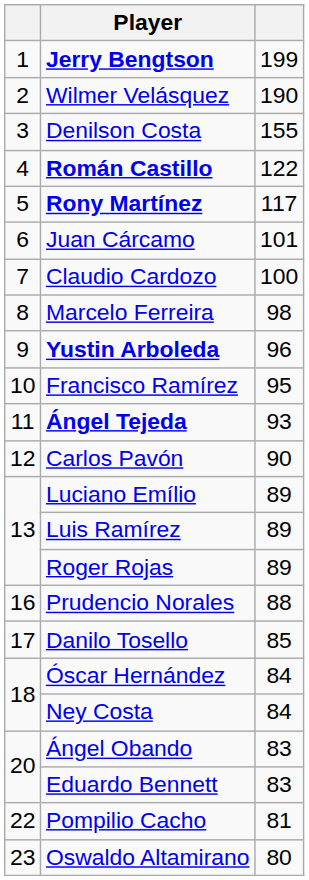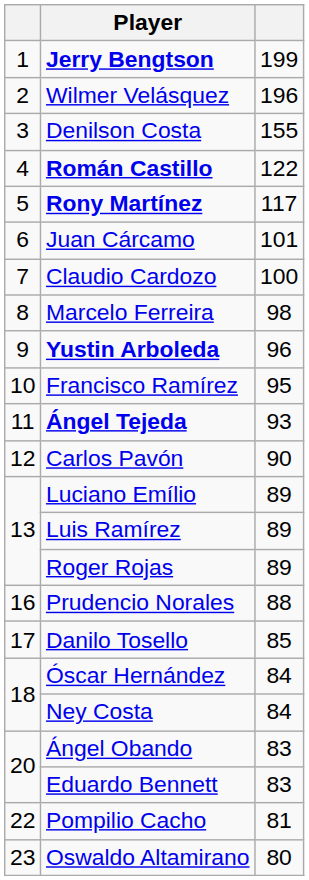(279, 95) 190 -> (279, 95) 196
